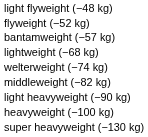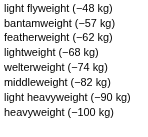- row: (47, 23)
+ row: (58, 38)
- row: (74, 128)
